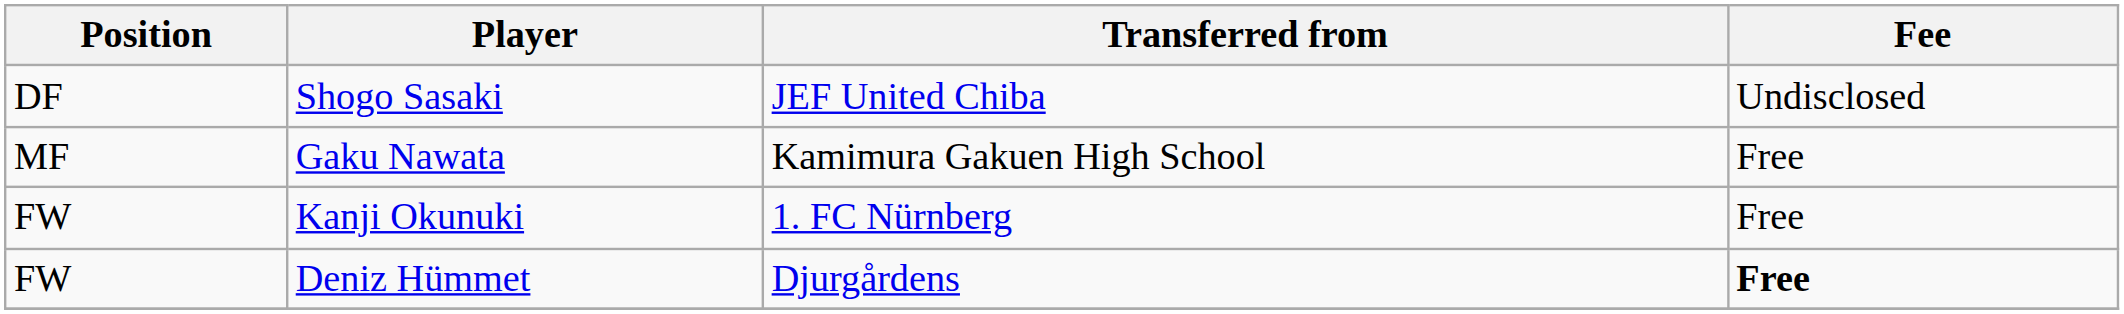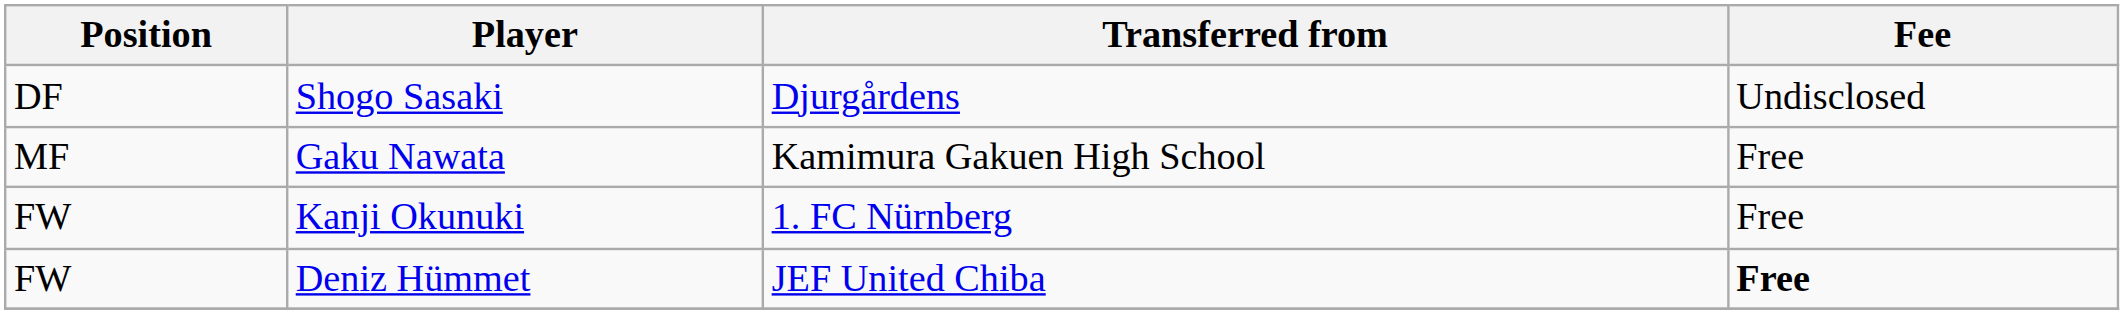(909, 95) JEF United Chiba -> (866, 95) Djurgårdens
(866, 277) Djurgårdens -> (909, 277) JEF United Chiba
